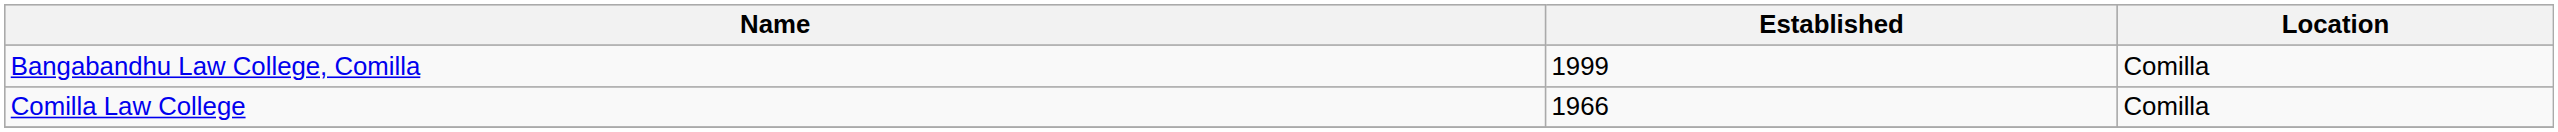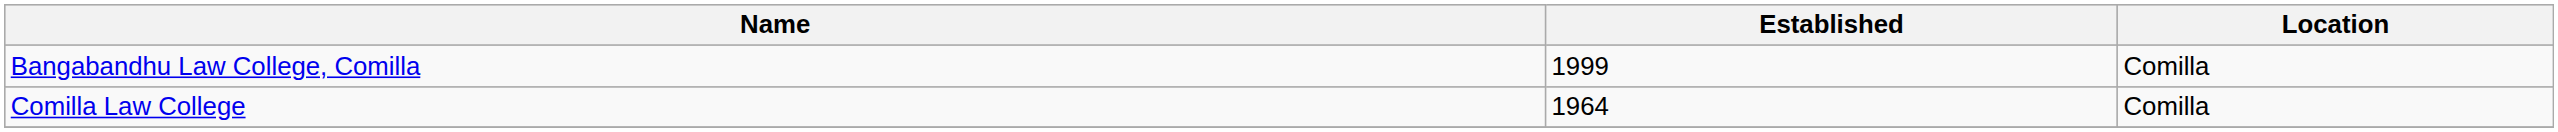(1580, 106) 1966 -> (1580, 106) 1964
